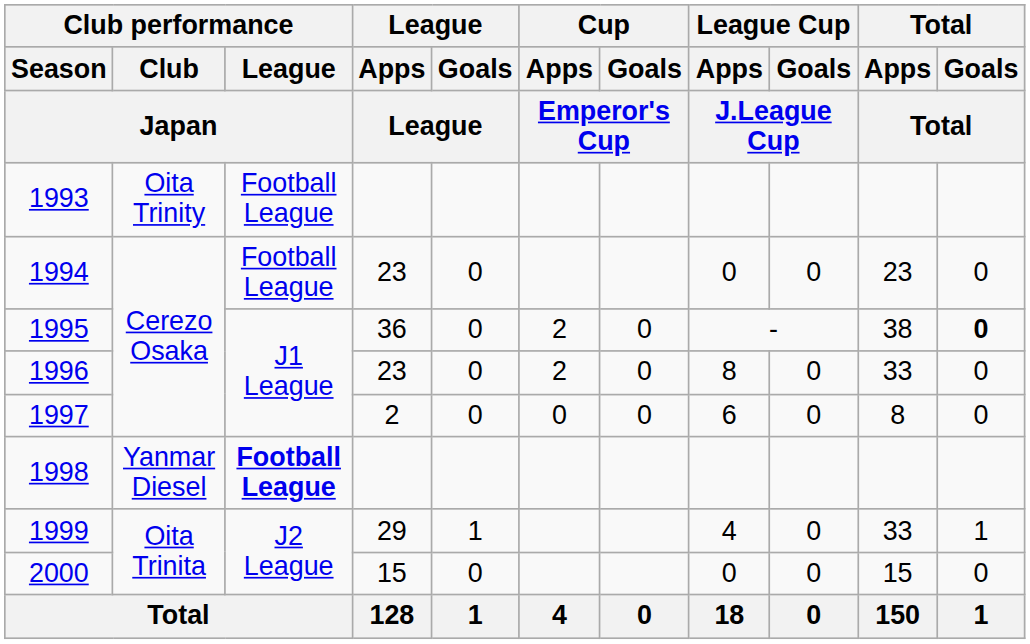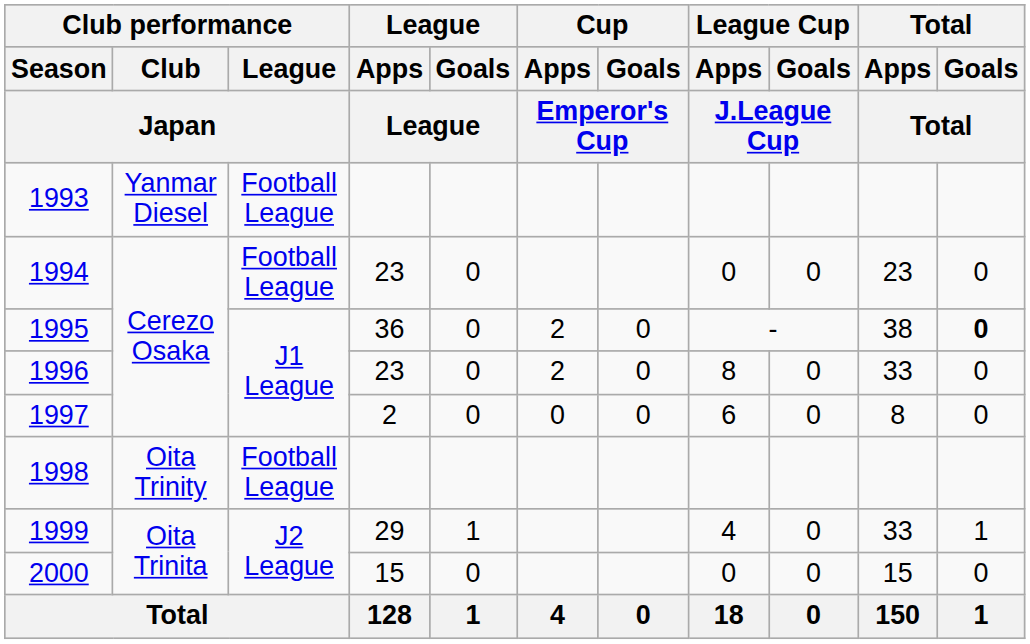(169, 199) Oita Trinity -> (171, 199) Yanmar Diesel
(169, 472) Yanmar Diesel -> (171, 472) Oita Trinity
(289, 472) bold -> (289, 472) normal
